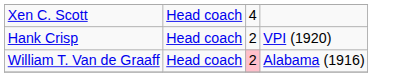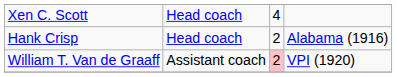(297, 38) VPI (1920) -> (338, 38) Alabama (1916)
(204, 60) Head coach -> (216, 60) Assistant coach
(314, 60) Alabama (1916) -> (321, 60) VPI (1920)
